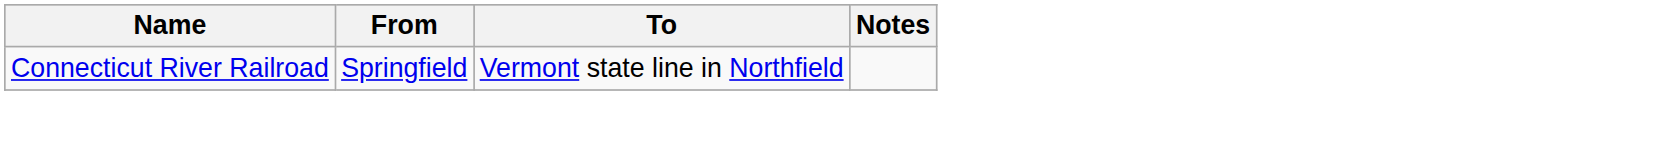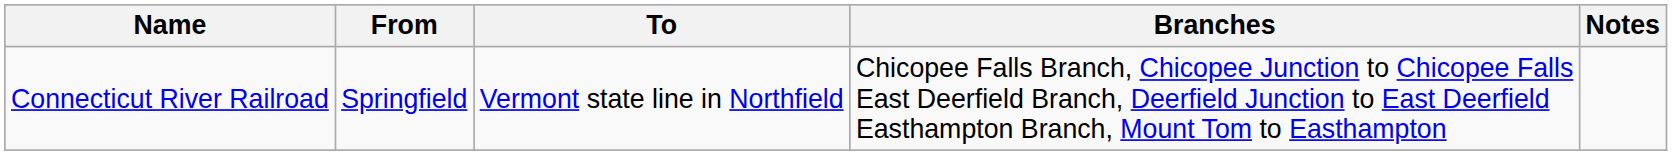+ column: (1215, 25)
